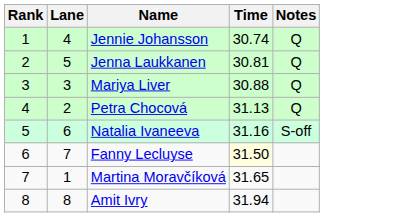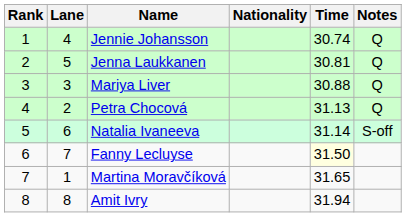+ column: (270, 16)
(251, 131) 31.16 -> (332, 131) 31.14
